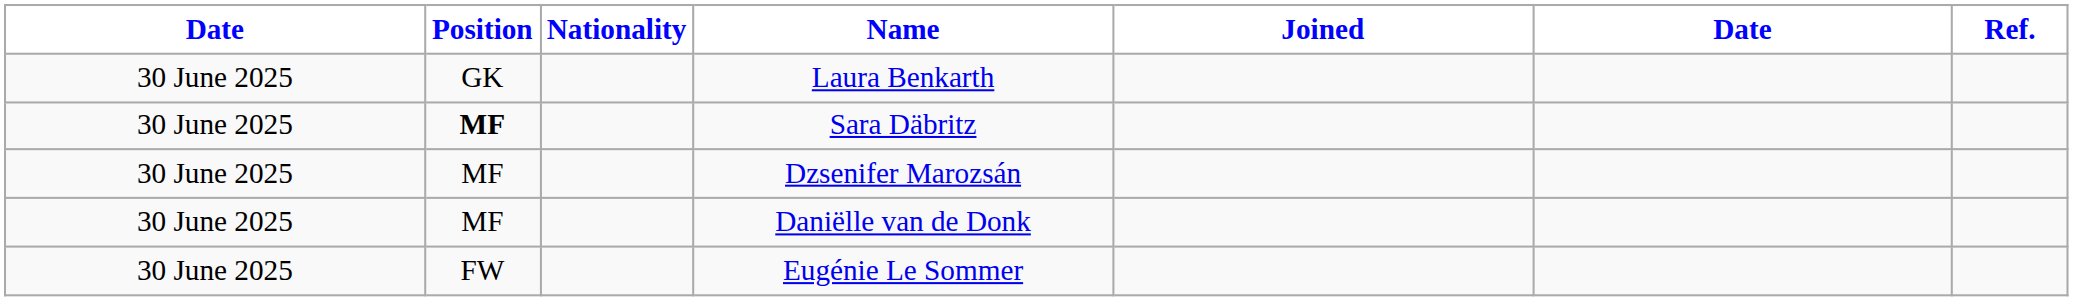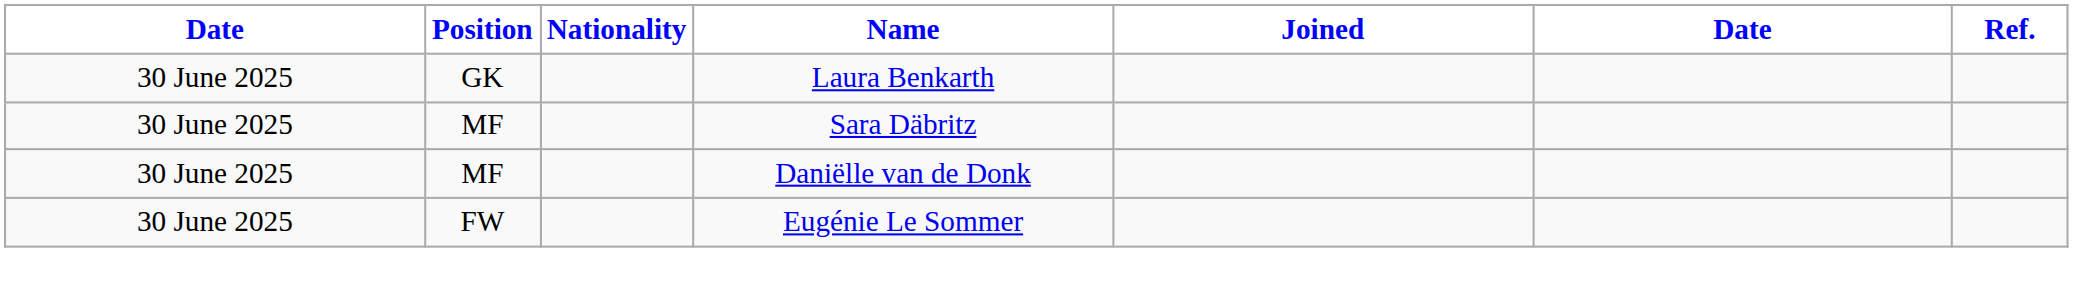(482, 125) bold -> (482, 125) normal
- row: (903, 173)
